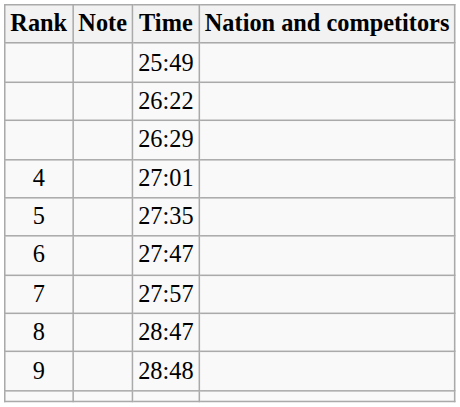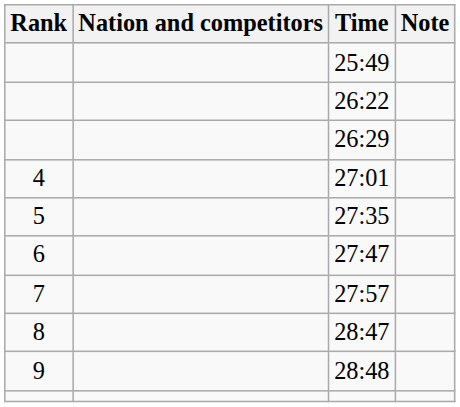columns swapped: (327, 23) <-> (103, 23)
